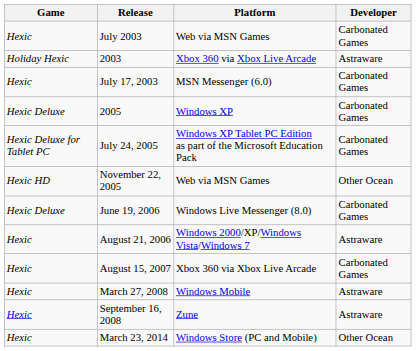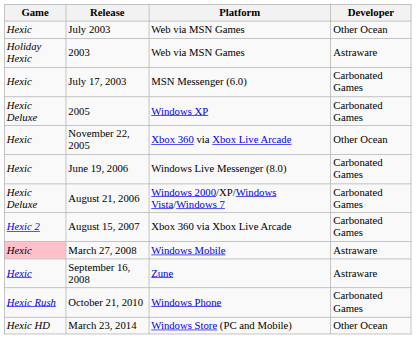(363, 36) Carbonated Games -> (360, 30) Other Ocean
(246, 59) Xbox 360 via Xbox Live Arcade -> (198, 53) Web via MSN Games
- row: (129, 146)
(28, 181) Hexic HD -> (19, 140) Hexic
(223, 181) Web via MSN Games -> (221, 140) Xbox 360 via Xbox Live Arcade
(36, 210) Hexic Deluxe -> (19, 169) Hexic
(19, 239) Hexic -> (22, 198) Hexic Deluxe
(361, 239) Astraware -> (358, 198) Carbonated Games
(19, 268) Hexic -> (23, 227) Hexic 2
(19, 291) no background -> (19, 250) pink background
+ row: (106, 302)
(19, 337) Hexic -> (28, 325) Hexic HD
